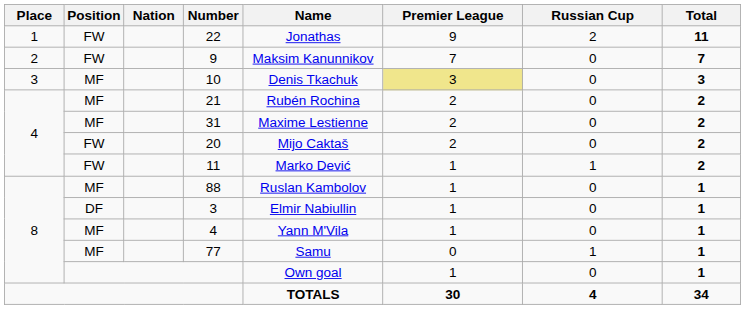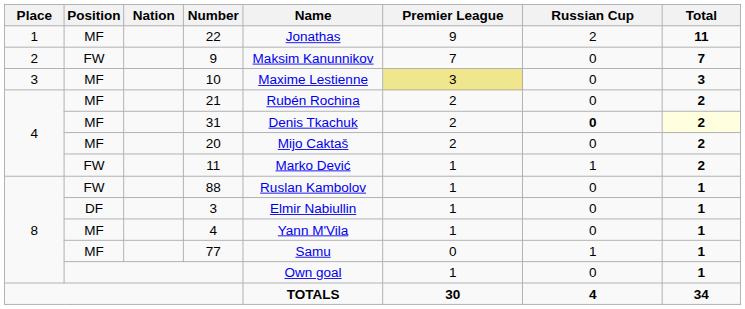(94, 37) FW -> (94, 37) MF
(313, 80) Denis Tkachuk -> (313, 80) Maxime Lestienne
(313, 122) Maxime Lestienne -> (313, 122) Denis Tkachuk
(593, 122) normal -> (593, 122) bold
(701, 122) no background -> (701, 122) lightyellow background
(94, 144) FW -> (94, 144) MF
(94, 187) MF -> (94, 187) FW
